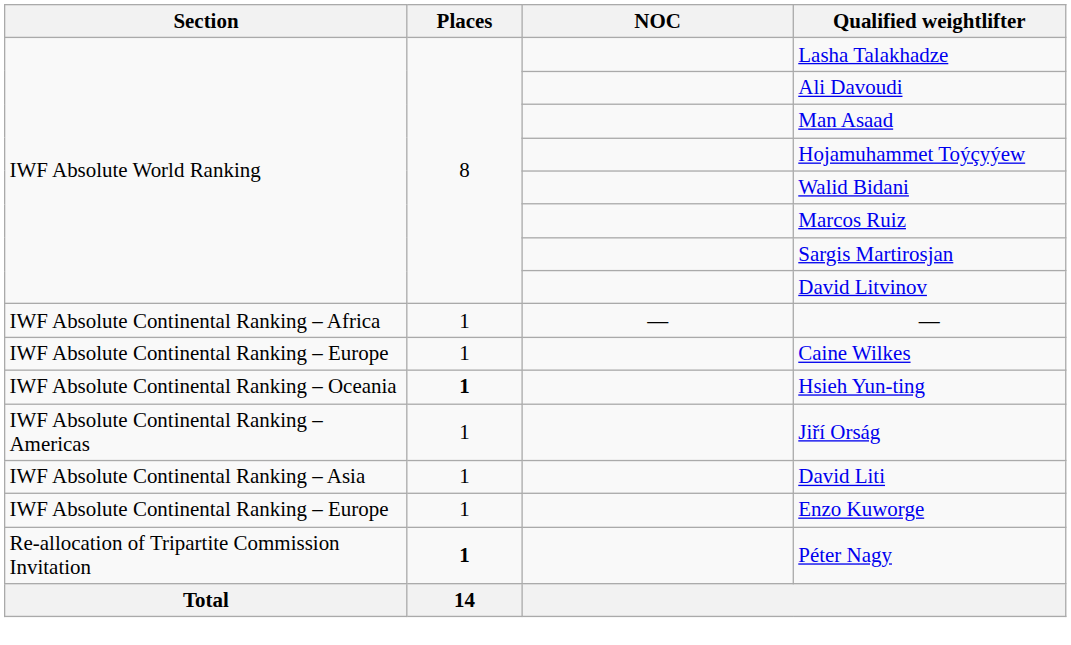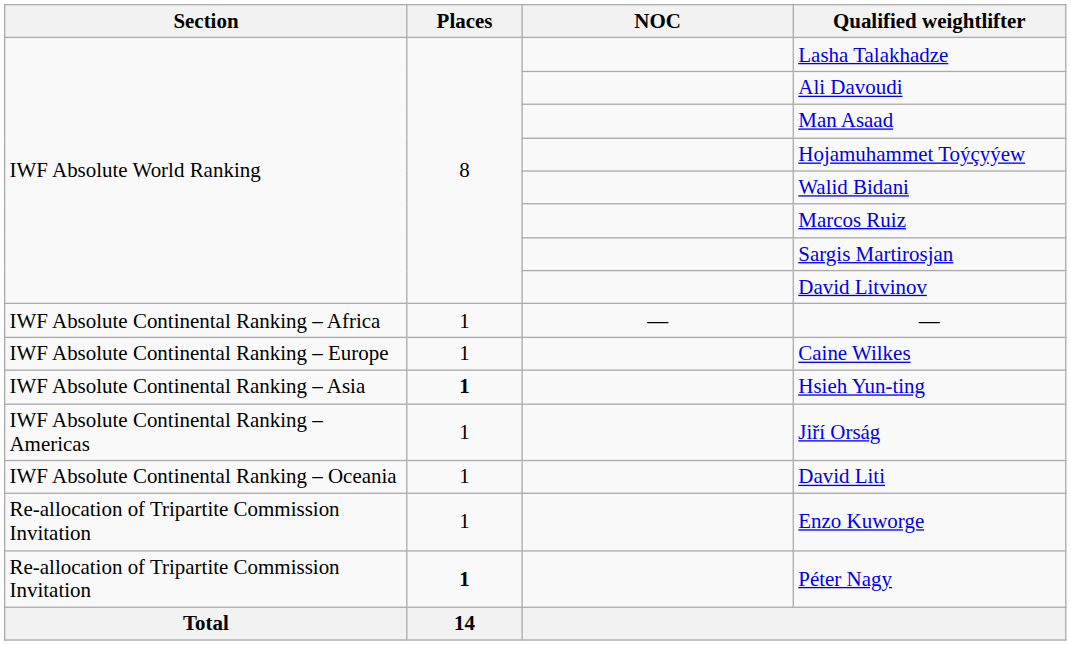(203, 386) IWF Absolute Continental Ranking – Oceania -> (187, 386) IWF Absolute Continental Ranking – Asia
(187, 476) IWF Absolute Continental Ranking – Asia -> (203, 476) IWF Absolute Continental Ranking – Oceania
(199, 510) IWF Absolute Continental Ranking – Europe -> (175, 521) Re-allocation of Tripartite Commission Invitation
